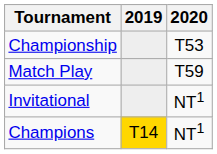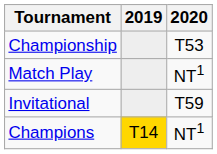(189, 71) T59 -> (189, 74) NT1
(189, 100) NT1 -> (189, 103) T59
